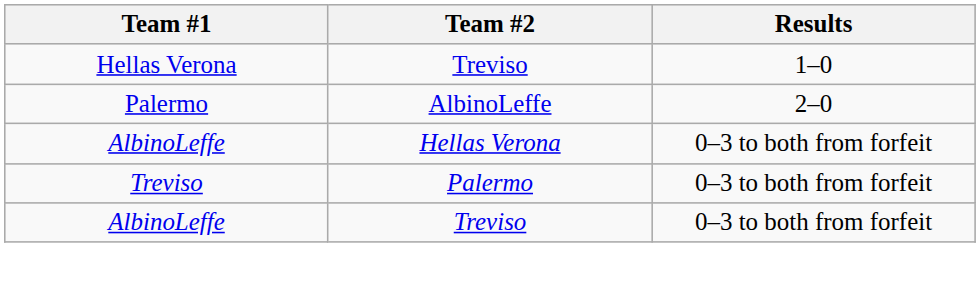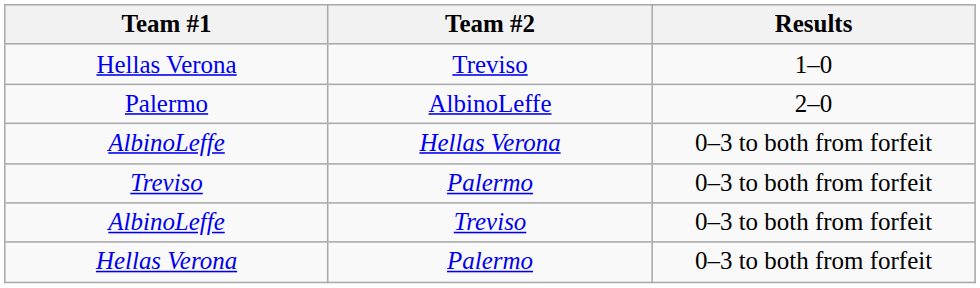+ row: (167, 261)
